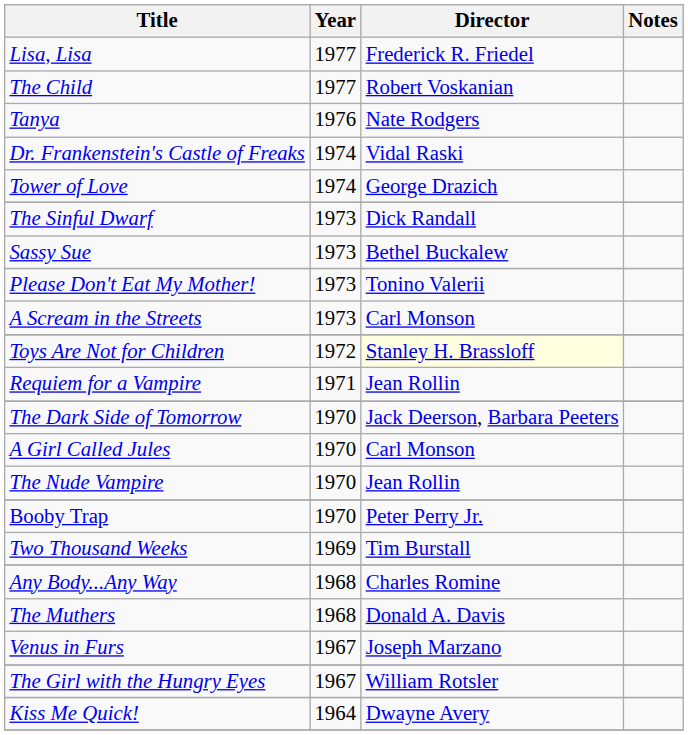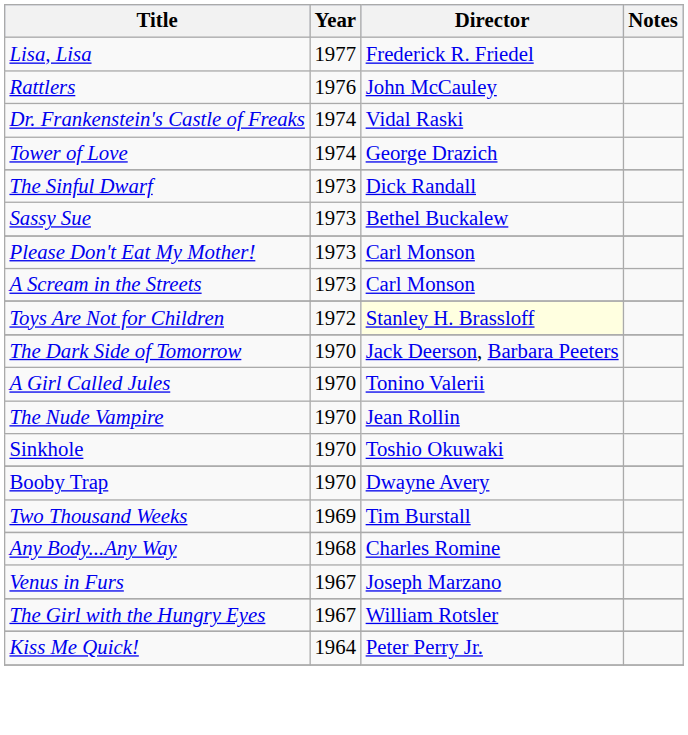- row: (51, 86)
+ row: (42, 86)
- row: (34, 119)
(425, 284) Tonino Valerii -> (420, 251) Carl Monson
- row: (105, 383)
(420, 449) Carl Monson -> (425, 383) Tonino Valerii
+ row: (46, 449)
(424, 515) Peter Perry Jr. -> (428, 482) Dwayne Avery
- row: (62, 614)
(428, 713) Dwayne Avery -> (424, 647) Peter Perry Jr.
